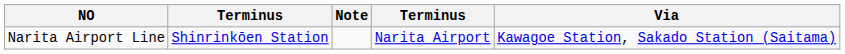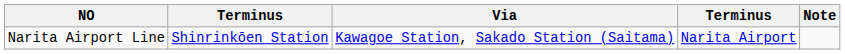columns swapped: (667, 16) <-> (352, 16)
